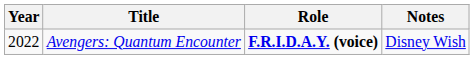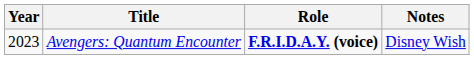(24, 41) 2022 -> (24, 41) 2023
